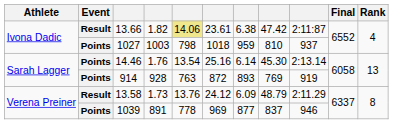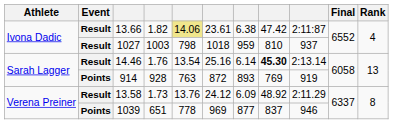(96, 46) Points -> (96, 46) Result
(96, 62) Points -> (96, 62) Result
(274, 62) normal -> (274, 62) bold
(274, 95) 48.79 -> (274, 95) 48.92
(158, 111) 891 -> (158, 111) 651
